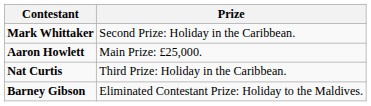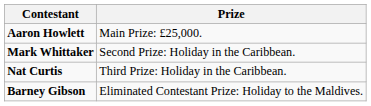rows swapped: (46, 52) <-> (50, 33)
